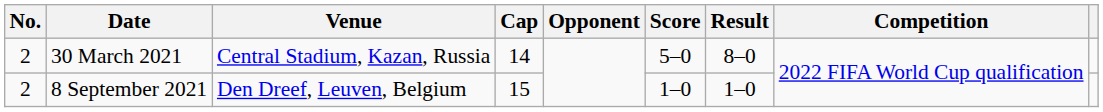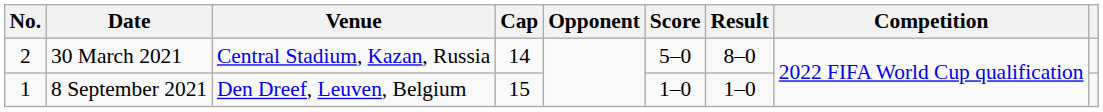(25, 89) 2 -> (25, 89) 1
